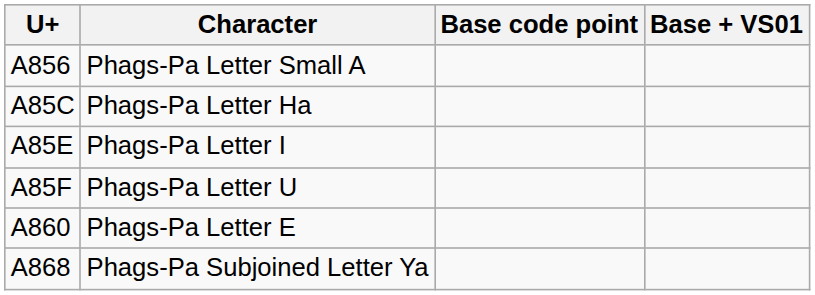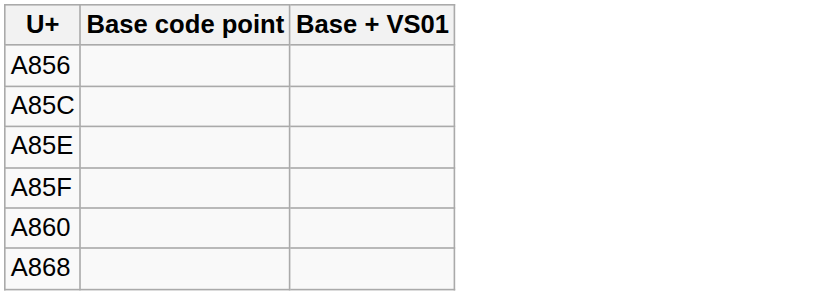- column: (258, 24)
